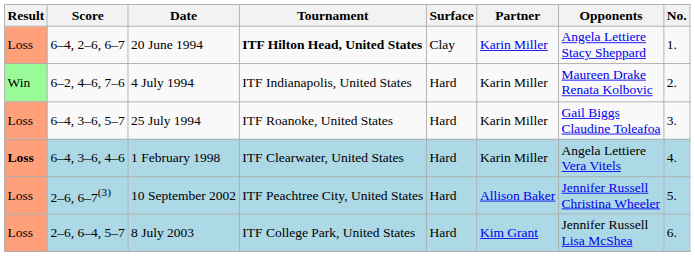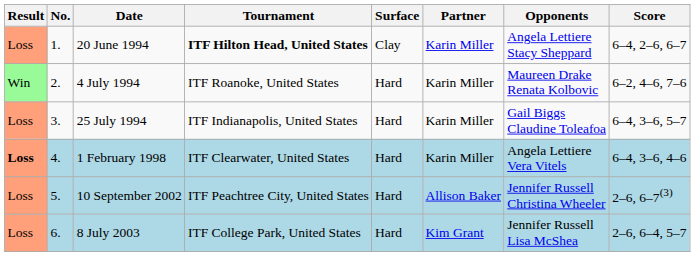columns swapped: (677, 14) <-> (88, 14)
(327, 82) ITF Indianapolis, United States -> (263, 82) ITF Roanoke, United States
(318, 119) ITF Roanoke, United States -> (273, 119) ITF Indianapolis, United States
